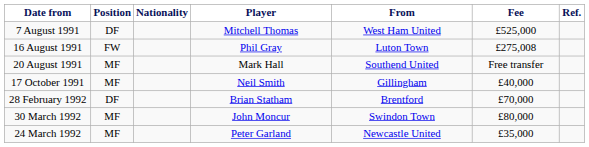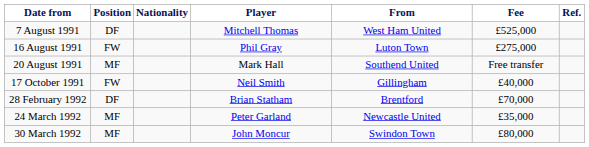(516, 47) £275,008 -> (516, 47) £275,000
(112, 82) MF -> (112, 82) FW
rows swapped: (48, 133) <-> (48, 116)
